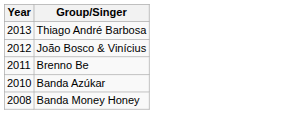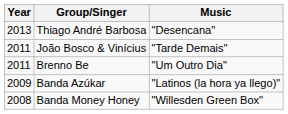+ column: (216, 13)
(19, 48) 2012 -> (19, 48) 2011
(19, 83) 2010 -> (19, 83) 2009
